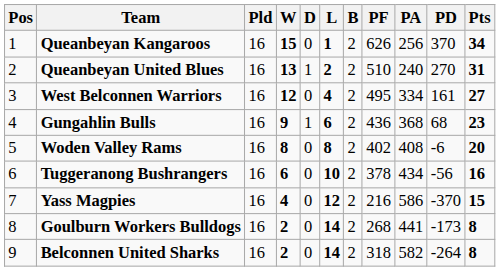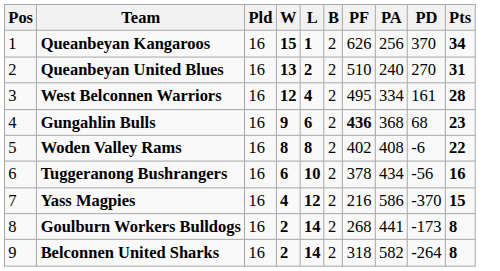- column: (310, 17)
(477, 95) 27 -> (457, 95) 28
(379, 122) normal -> (359, 122) bold
(477, 148) 20 -> (457, 148) 22
